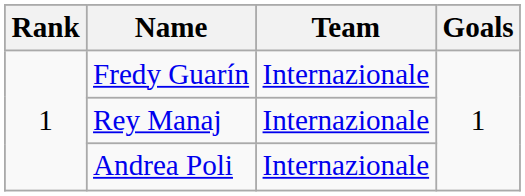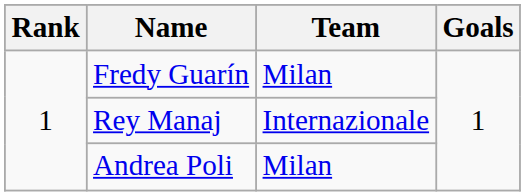(346, 73) Internazionale -> (297, 73) Milan
(346, 166) Internazionale -> (297, 166) Milan
